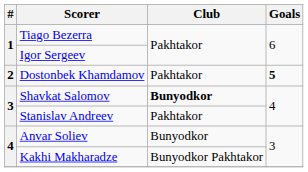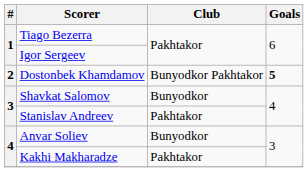(176, 75) Pakhtakor -> (207, 75) Bunyodkor Pakhtakor
(181, 95) bold -> (179, 95) normal
(207, 156) Bunyodkor Pakhtakor -> (176, 156) Pakhtakor
